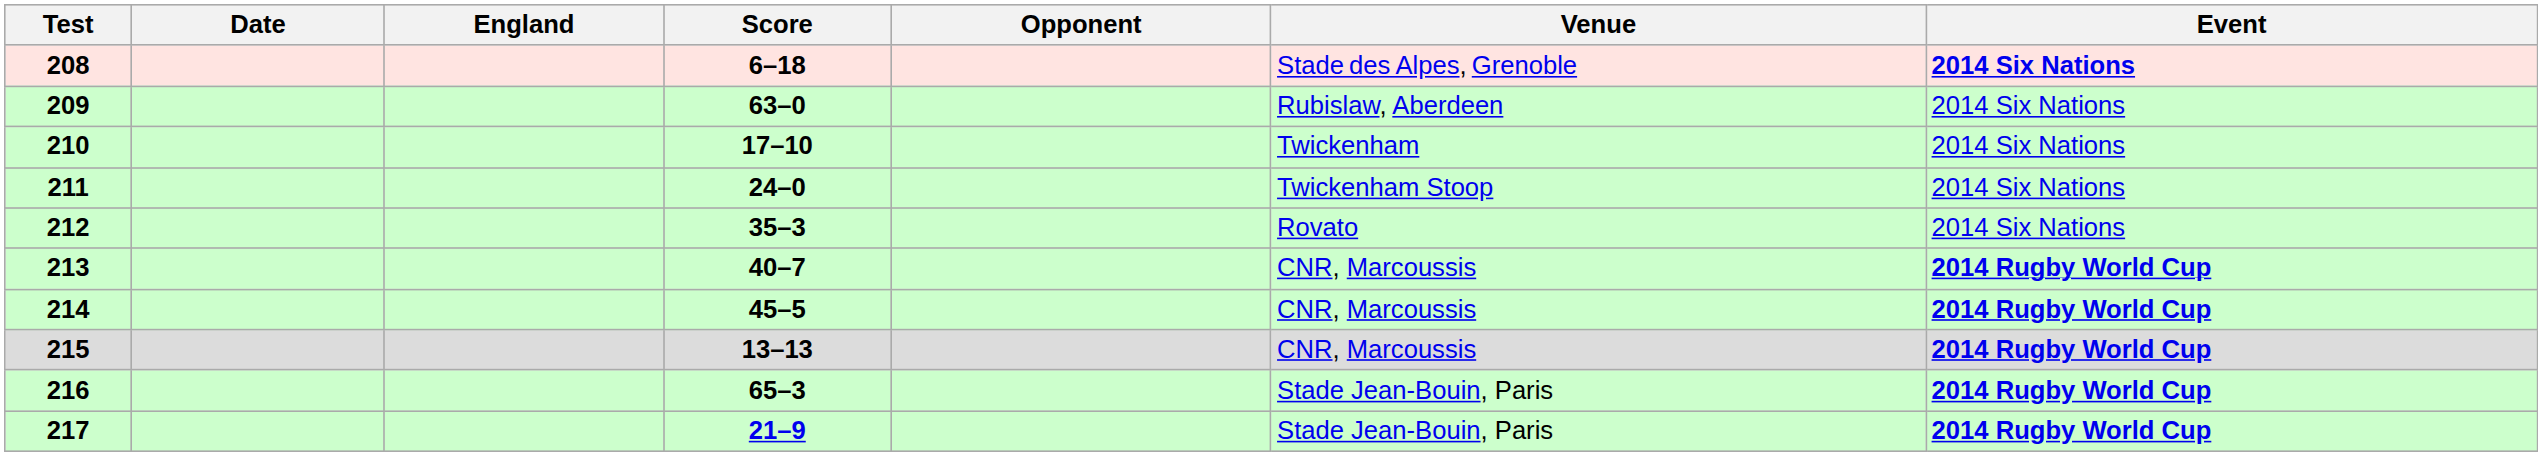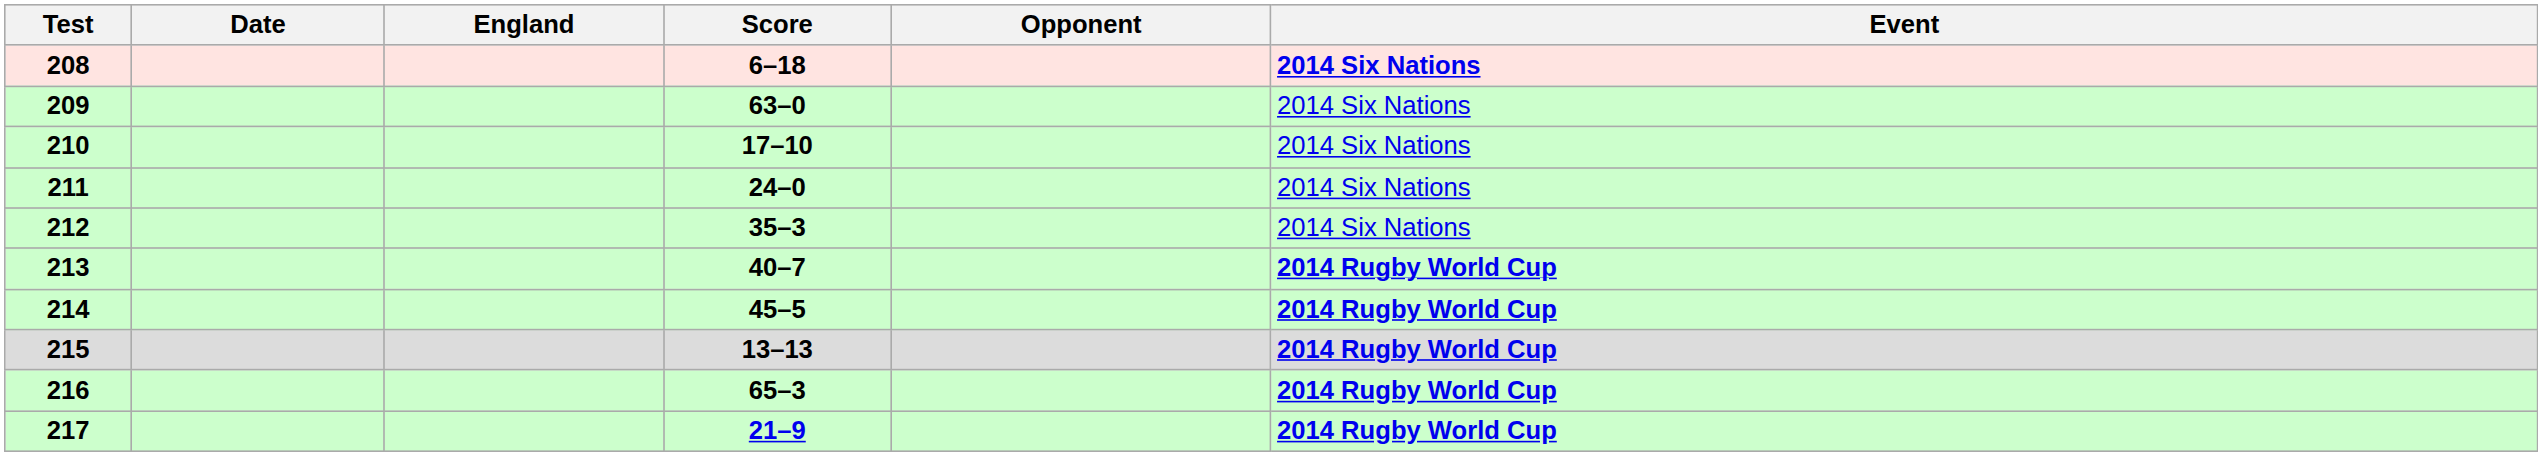- column: (1598, 24)
